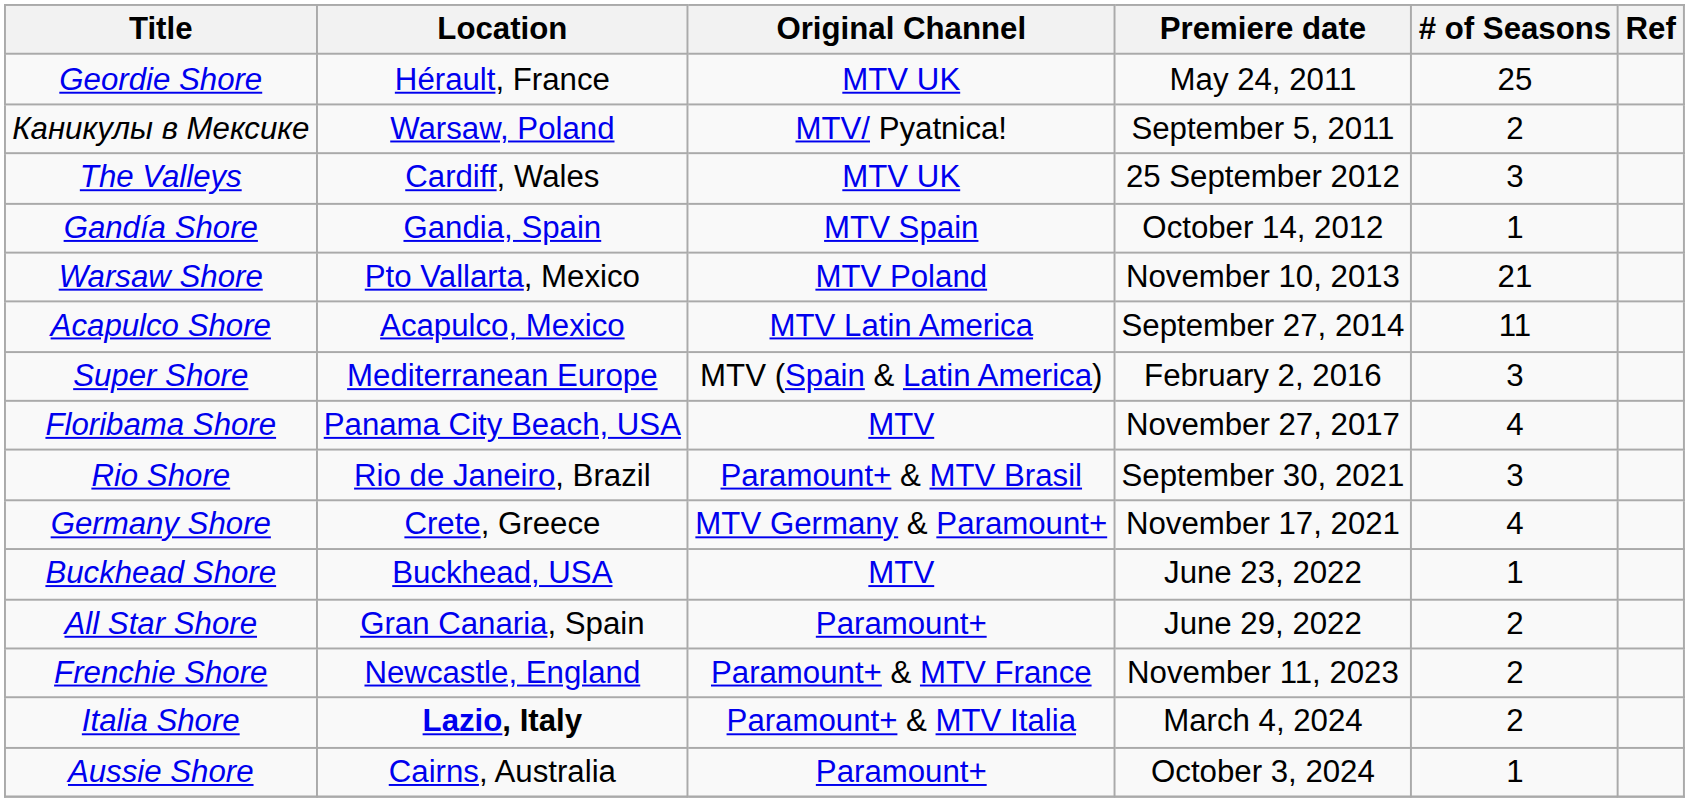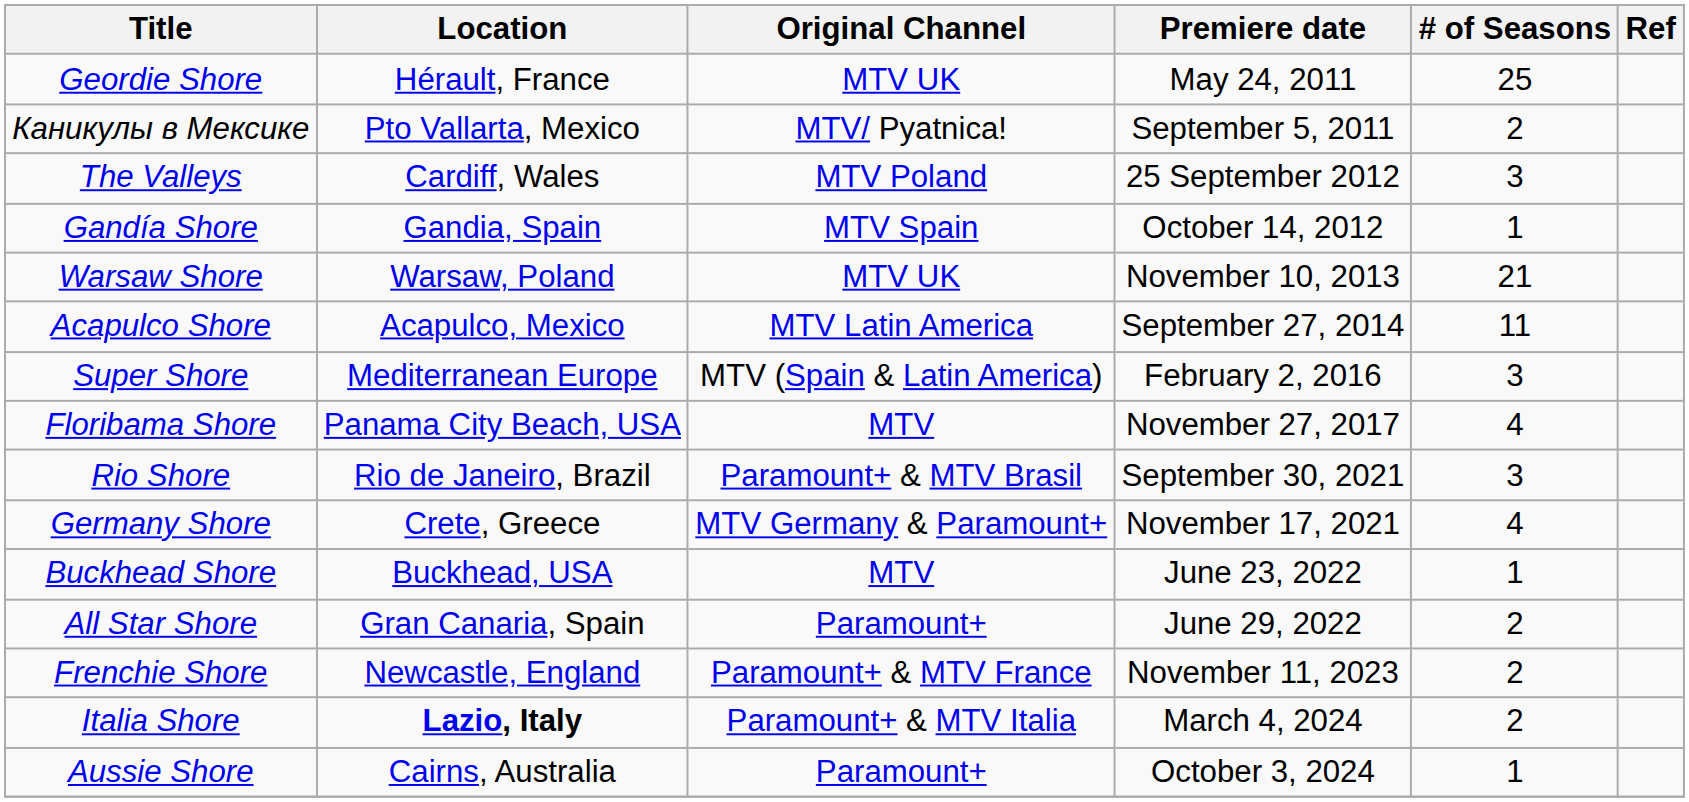(502, 128) Warsaw, Poland -> (502, 128) Pto Vallarta, Mexico
(901, 177) MTV UK -> (901, 177) MTV Poland
(502, 276) Pto Vallarta, Mexico -> (502, 276) Warsaw, Poland
(901, 276) MTV Poland -> (901, 276) MTV UK
